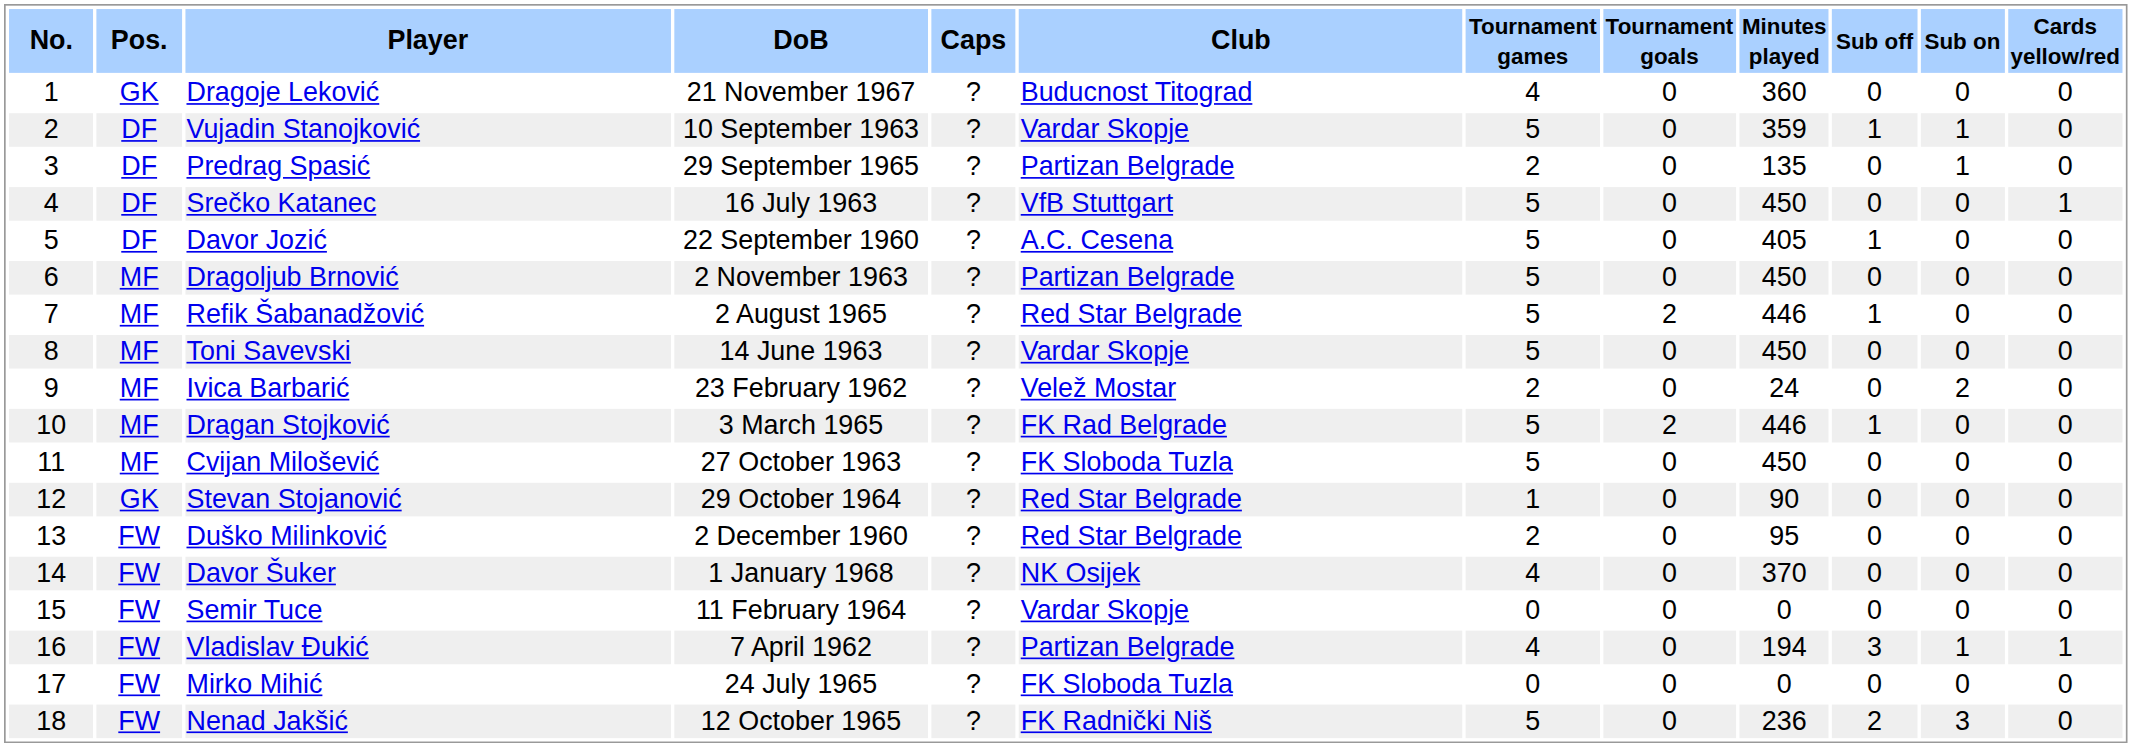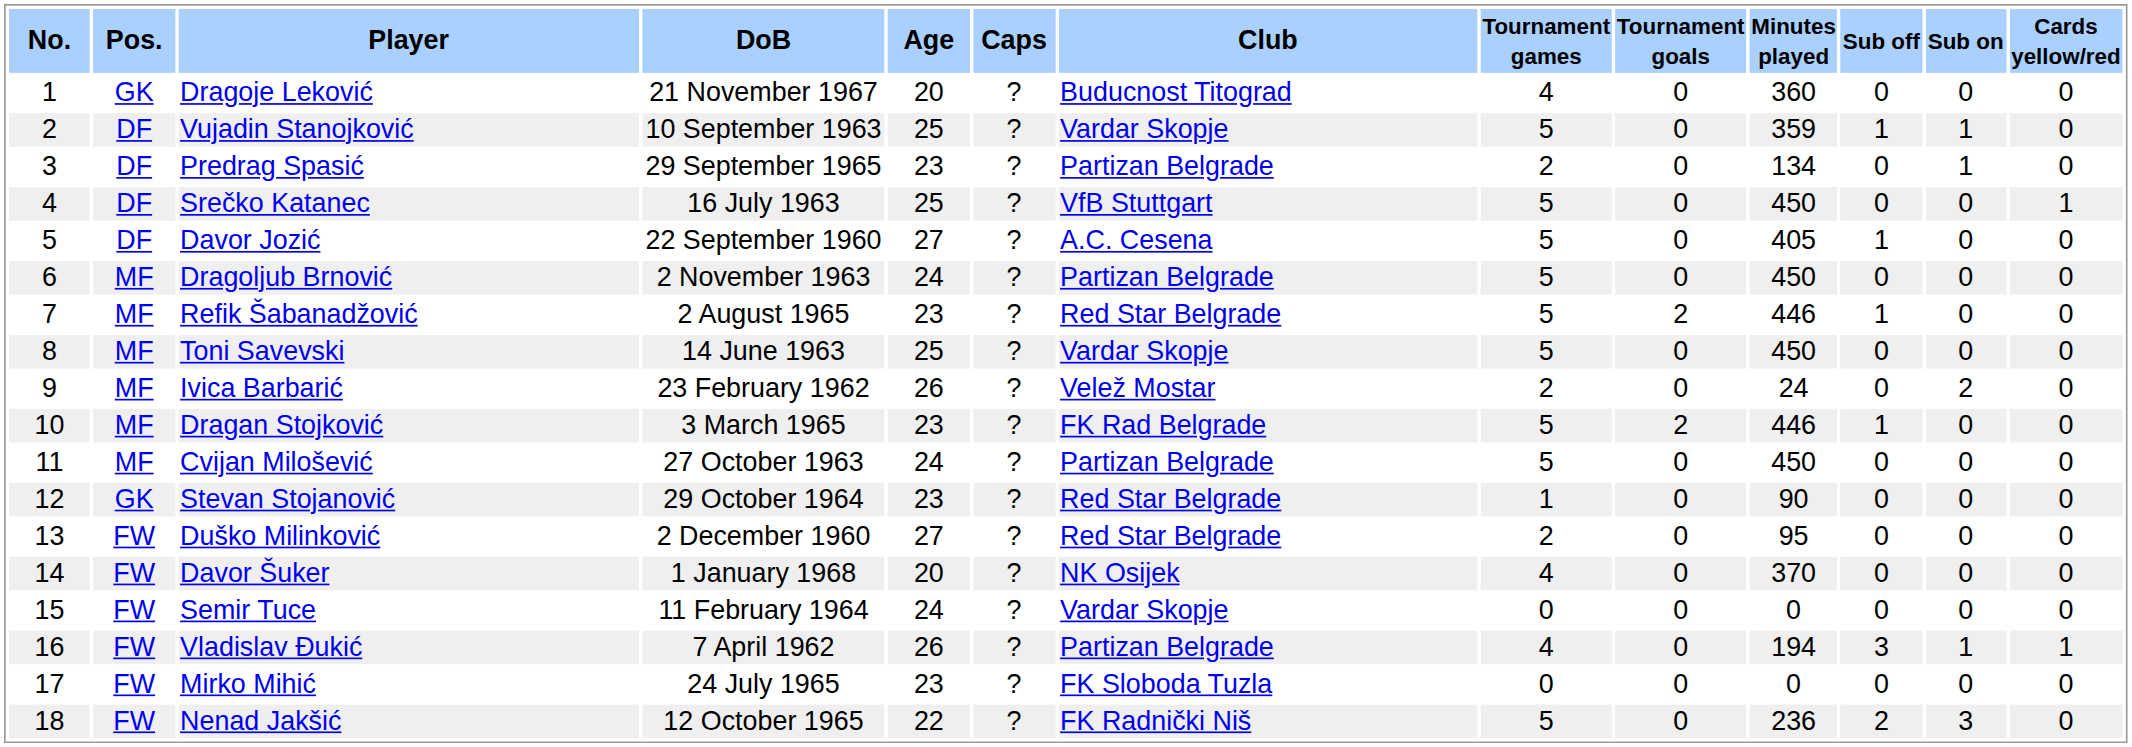+ column: (929, 40)
(1784, 166) 135 -> (1794, 166) 134
(1127, 462) FK Sloboda Tuzla -> (1167, 462) Partizan Belgrade
